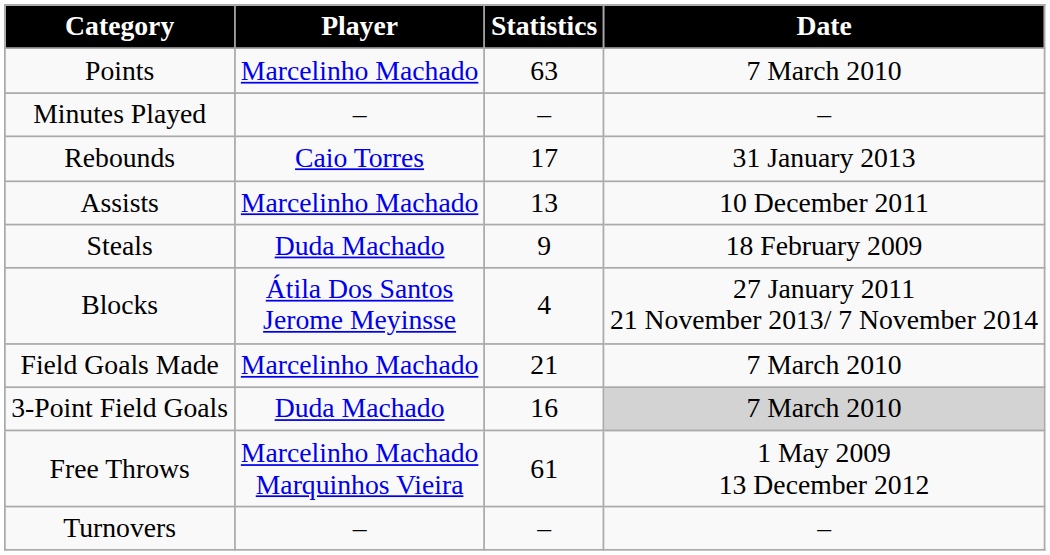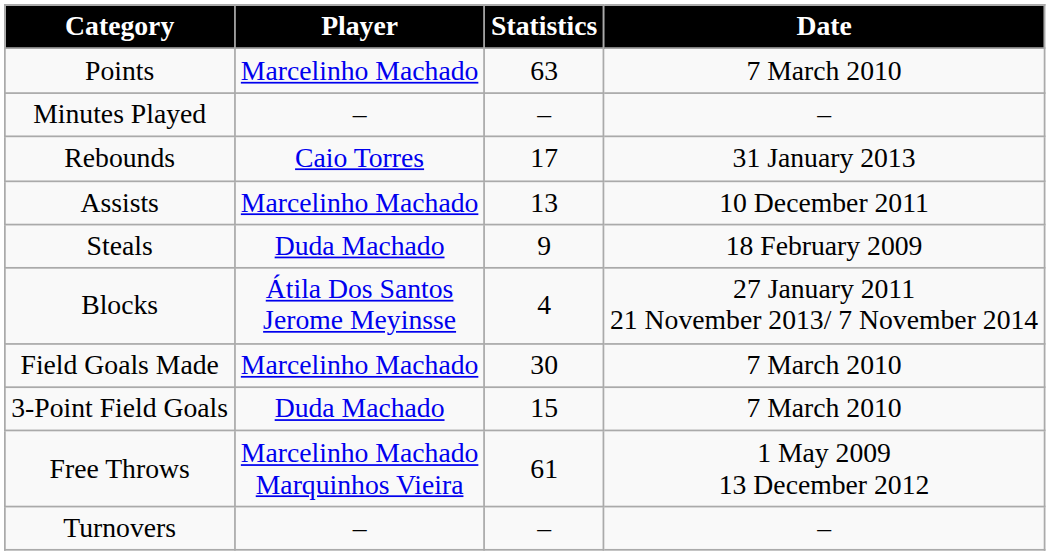(544, 364) 21 -> (544, 364) 30
(544, 408) 16 -> (544, 408) 15
(824, 408) lightgrey background -> (824, 408) no background
